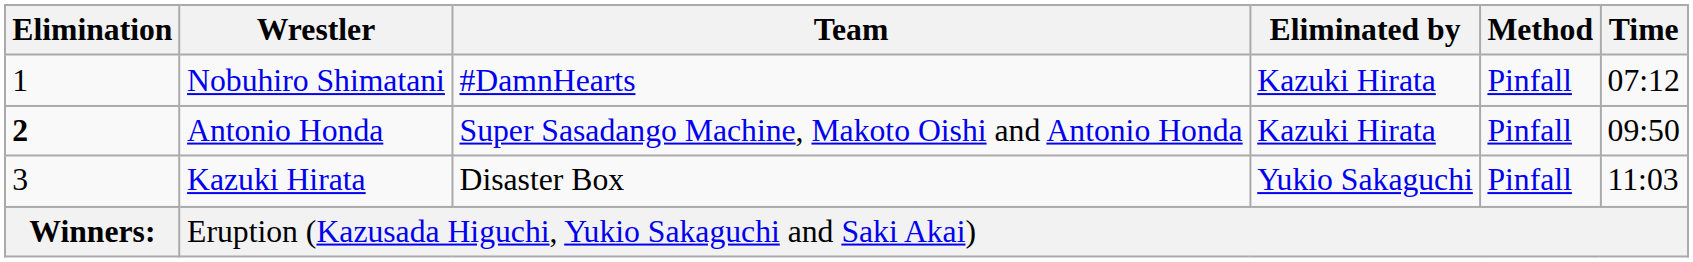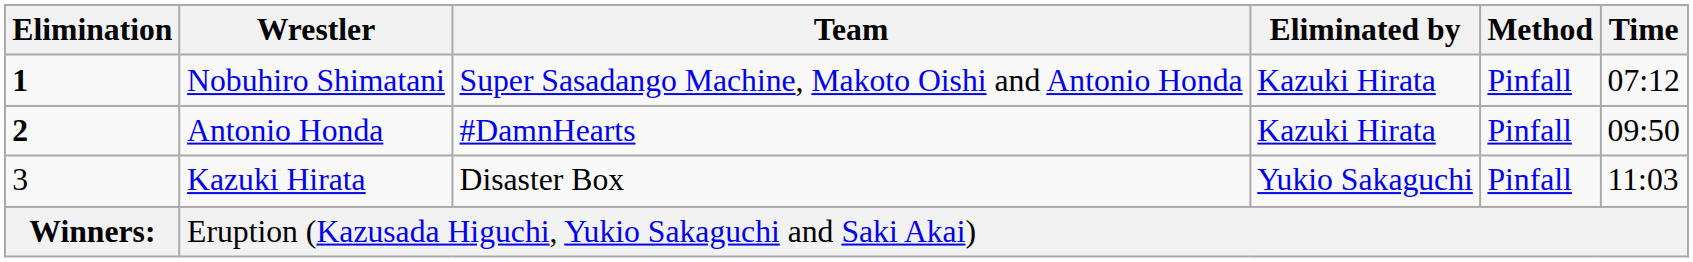(20, 79) normal -> (20, 79) bold
(547, 79) #DamnHearts -> (851, 79) Super Sasadango Machine, Makoto Oishi and Antonio Honda
(851, 130) Super Sasadango Machine, Makoto Oishi and Antonio Honda -> (547, 130) #DamnHearts
